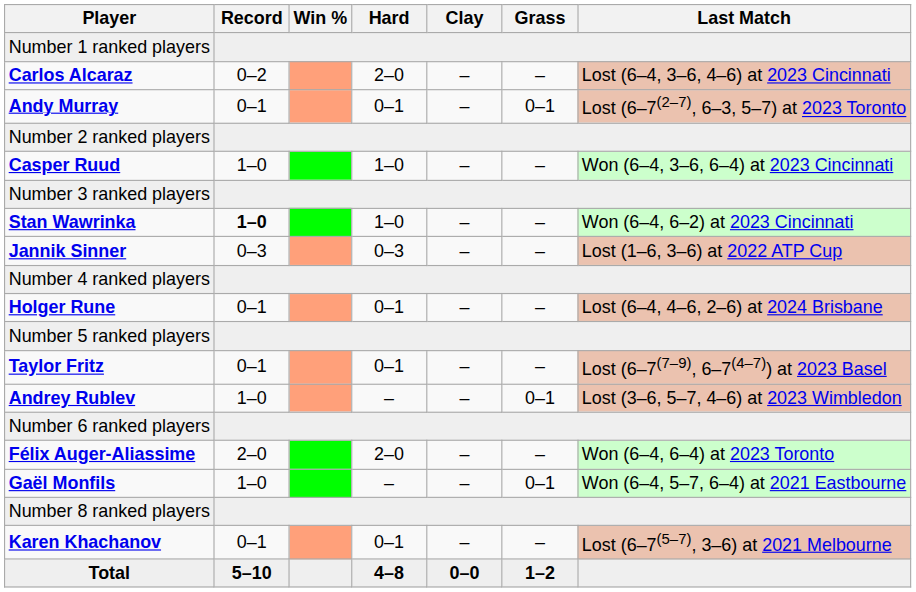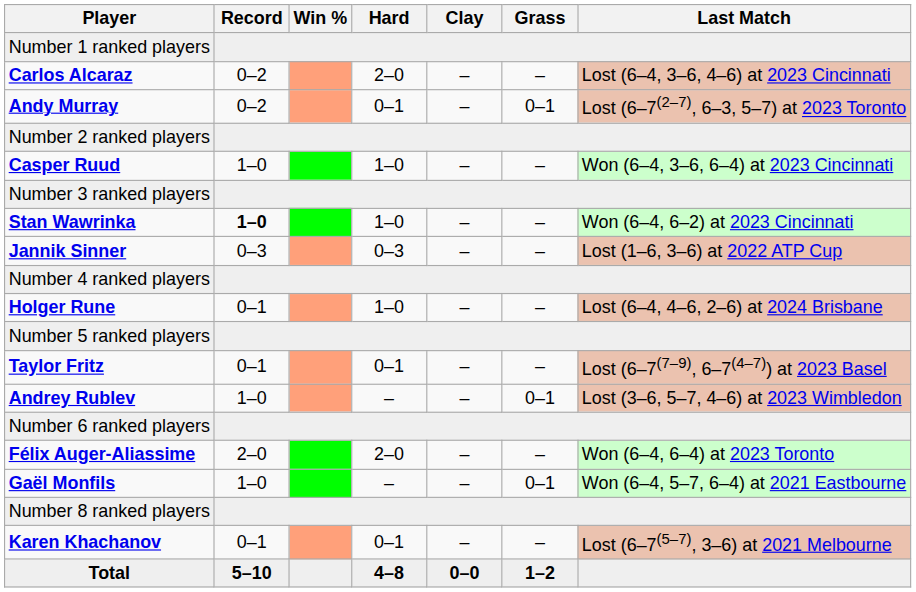(252, 106) 0–1 -> (252, 106) 0–2
(389, 307) 0–1 -> (389, 307) 1–0
